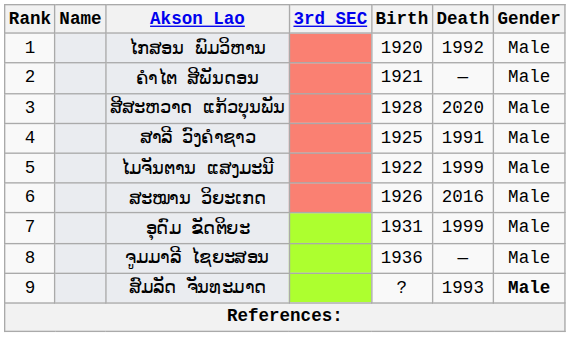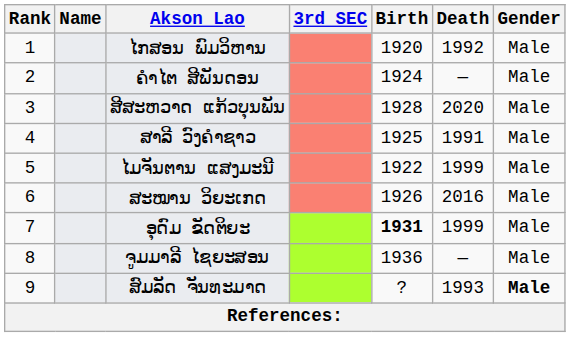(402, 78) 1921 -> (402, 78) 1924
(402, 228) normal -> (402, 228) bold
